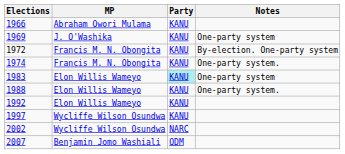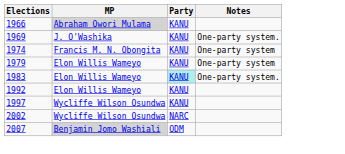(102, 24) no background -> (102, 24) lightgrey background
(236, 37) One-party system -> (239, 37) One-party system.
- row: (16, 50)
(239, 63) One-party system. -> (236, 50) One-party system
+ row: (16, 63)
(236, 77) One-party system -> (239, 77) One-party system.
- row: (16, 90)
(107, 142) no background -> (107, 129) lightgrey background
